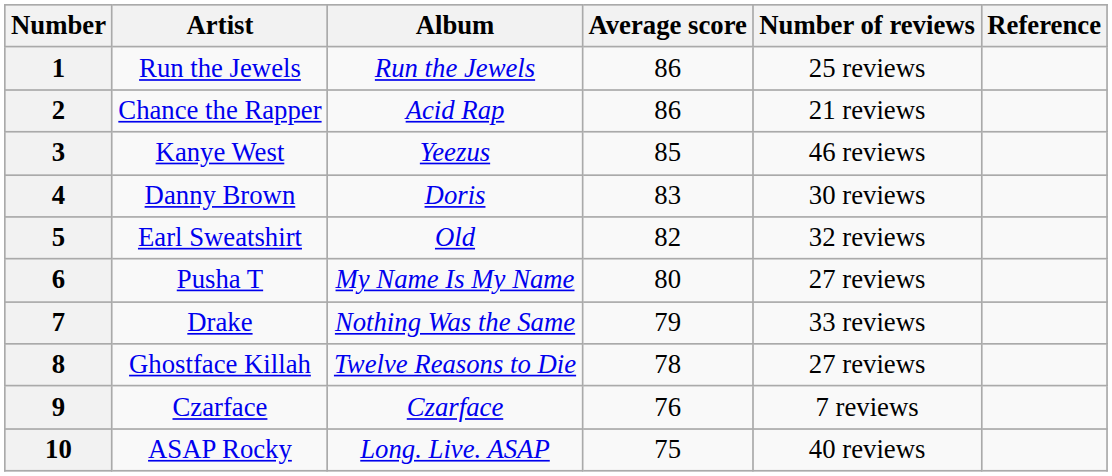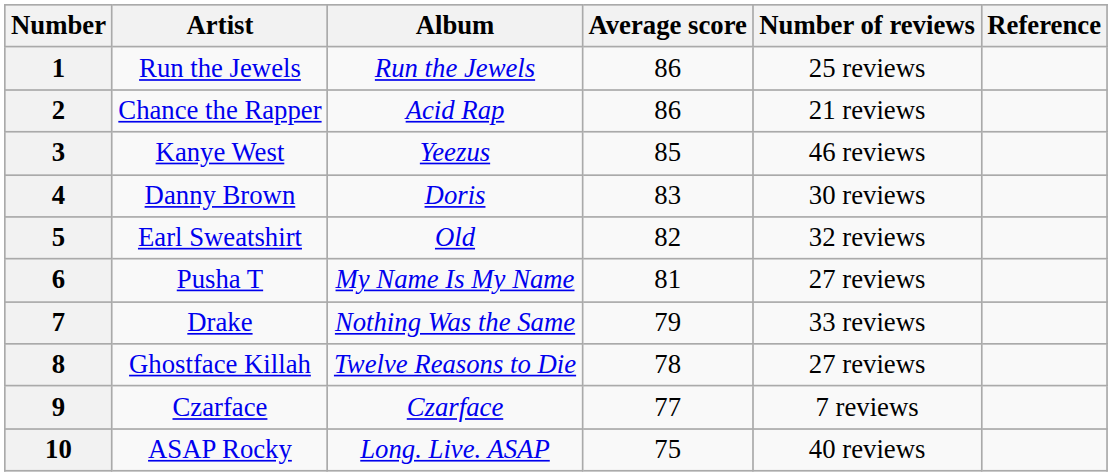(668, 279) 80 -> (668, 279) 81
(668, 407) 76 -> (668, 407) 77
